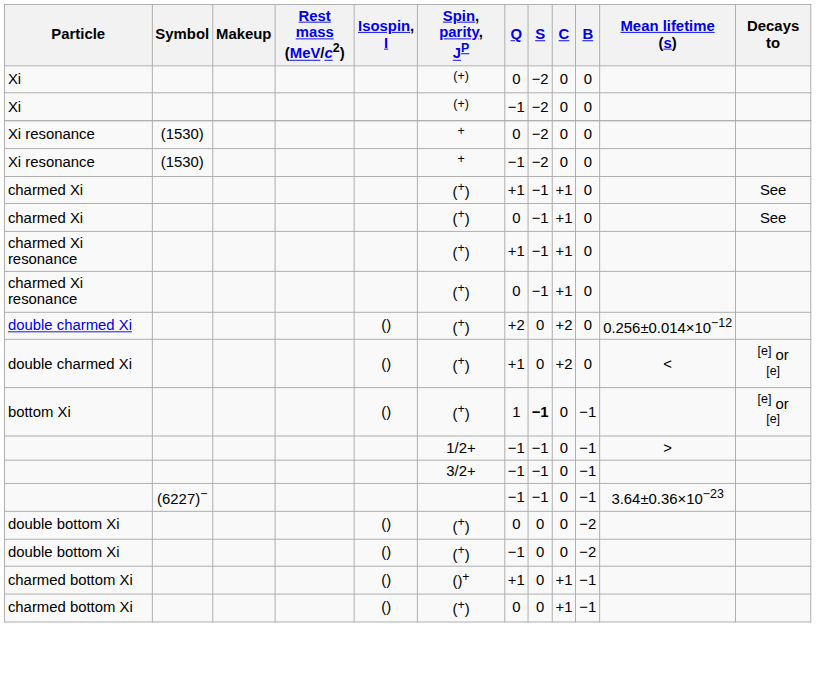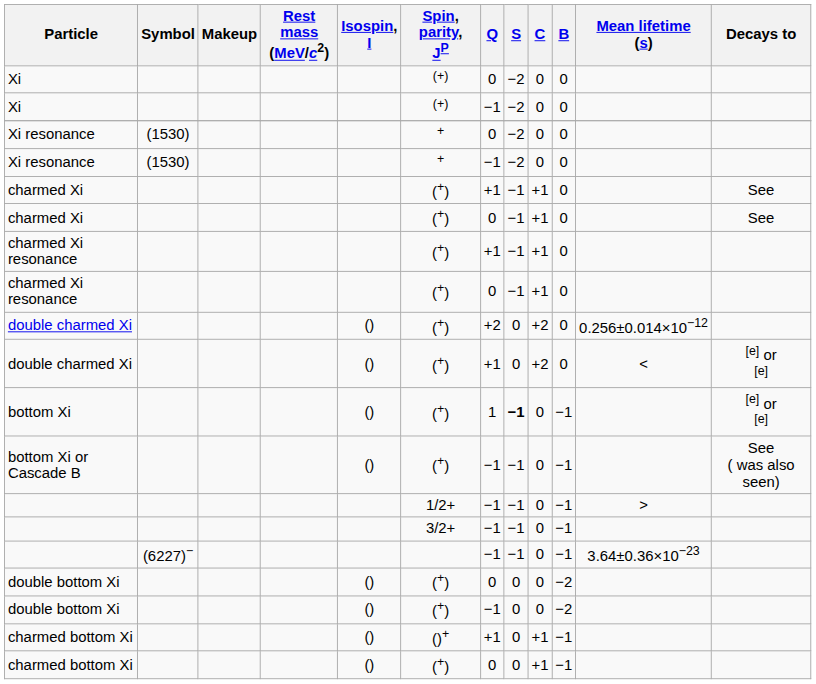+ row: (48, 464)
